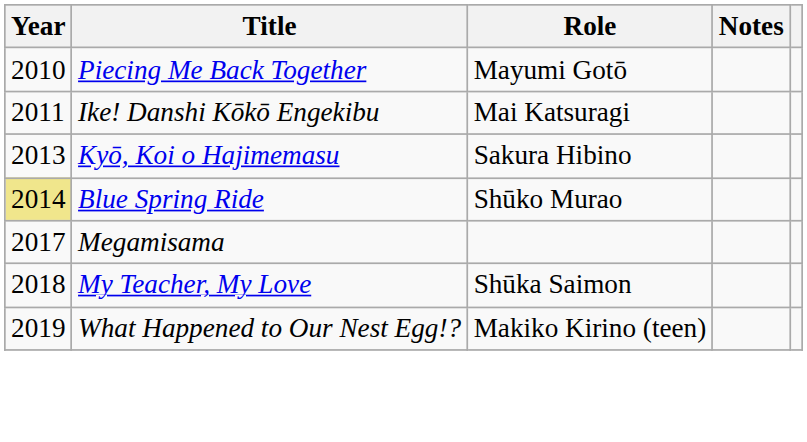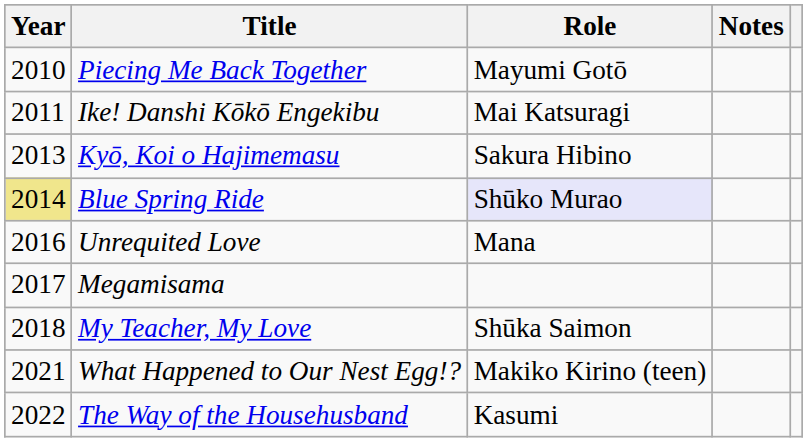(548, 198) no background -> (548, 198) lavender background
+ row: (169, 241)
(38, 328) 2019 -> (38, 371) 2021
+ row: (243, 414)
